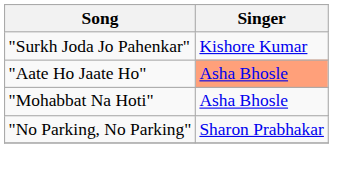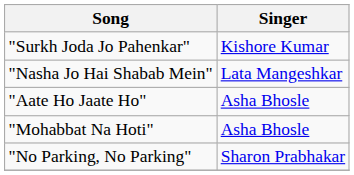+ row: (111, 73)
(244, 73) lightsalmon background -> (265, 101) no background
